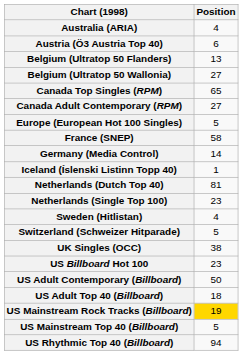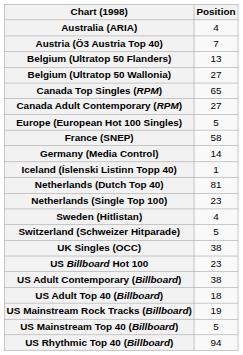(216, 43) 6 -> (216, 43) 7
(216, 279) 50 -> (216, 279) 38
(216, 311) gold background -> (216, 311) no background
